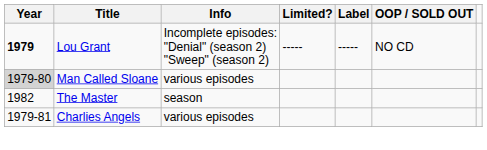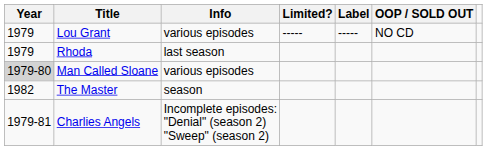(20, 46) bold -> (20, 33) normal
(220, 46) Incomplete episodes: "Denial" (season 2) "Sweep" (season 2) -> (209, 33) various episodes
+ row: (74, 52)
(209, 117) various episodes -> (220, 122) Incomplete episodes: "Denial" (season 2) "Sweep" (season 2)
